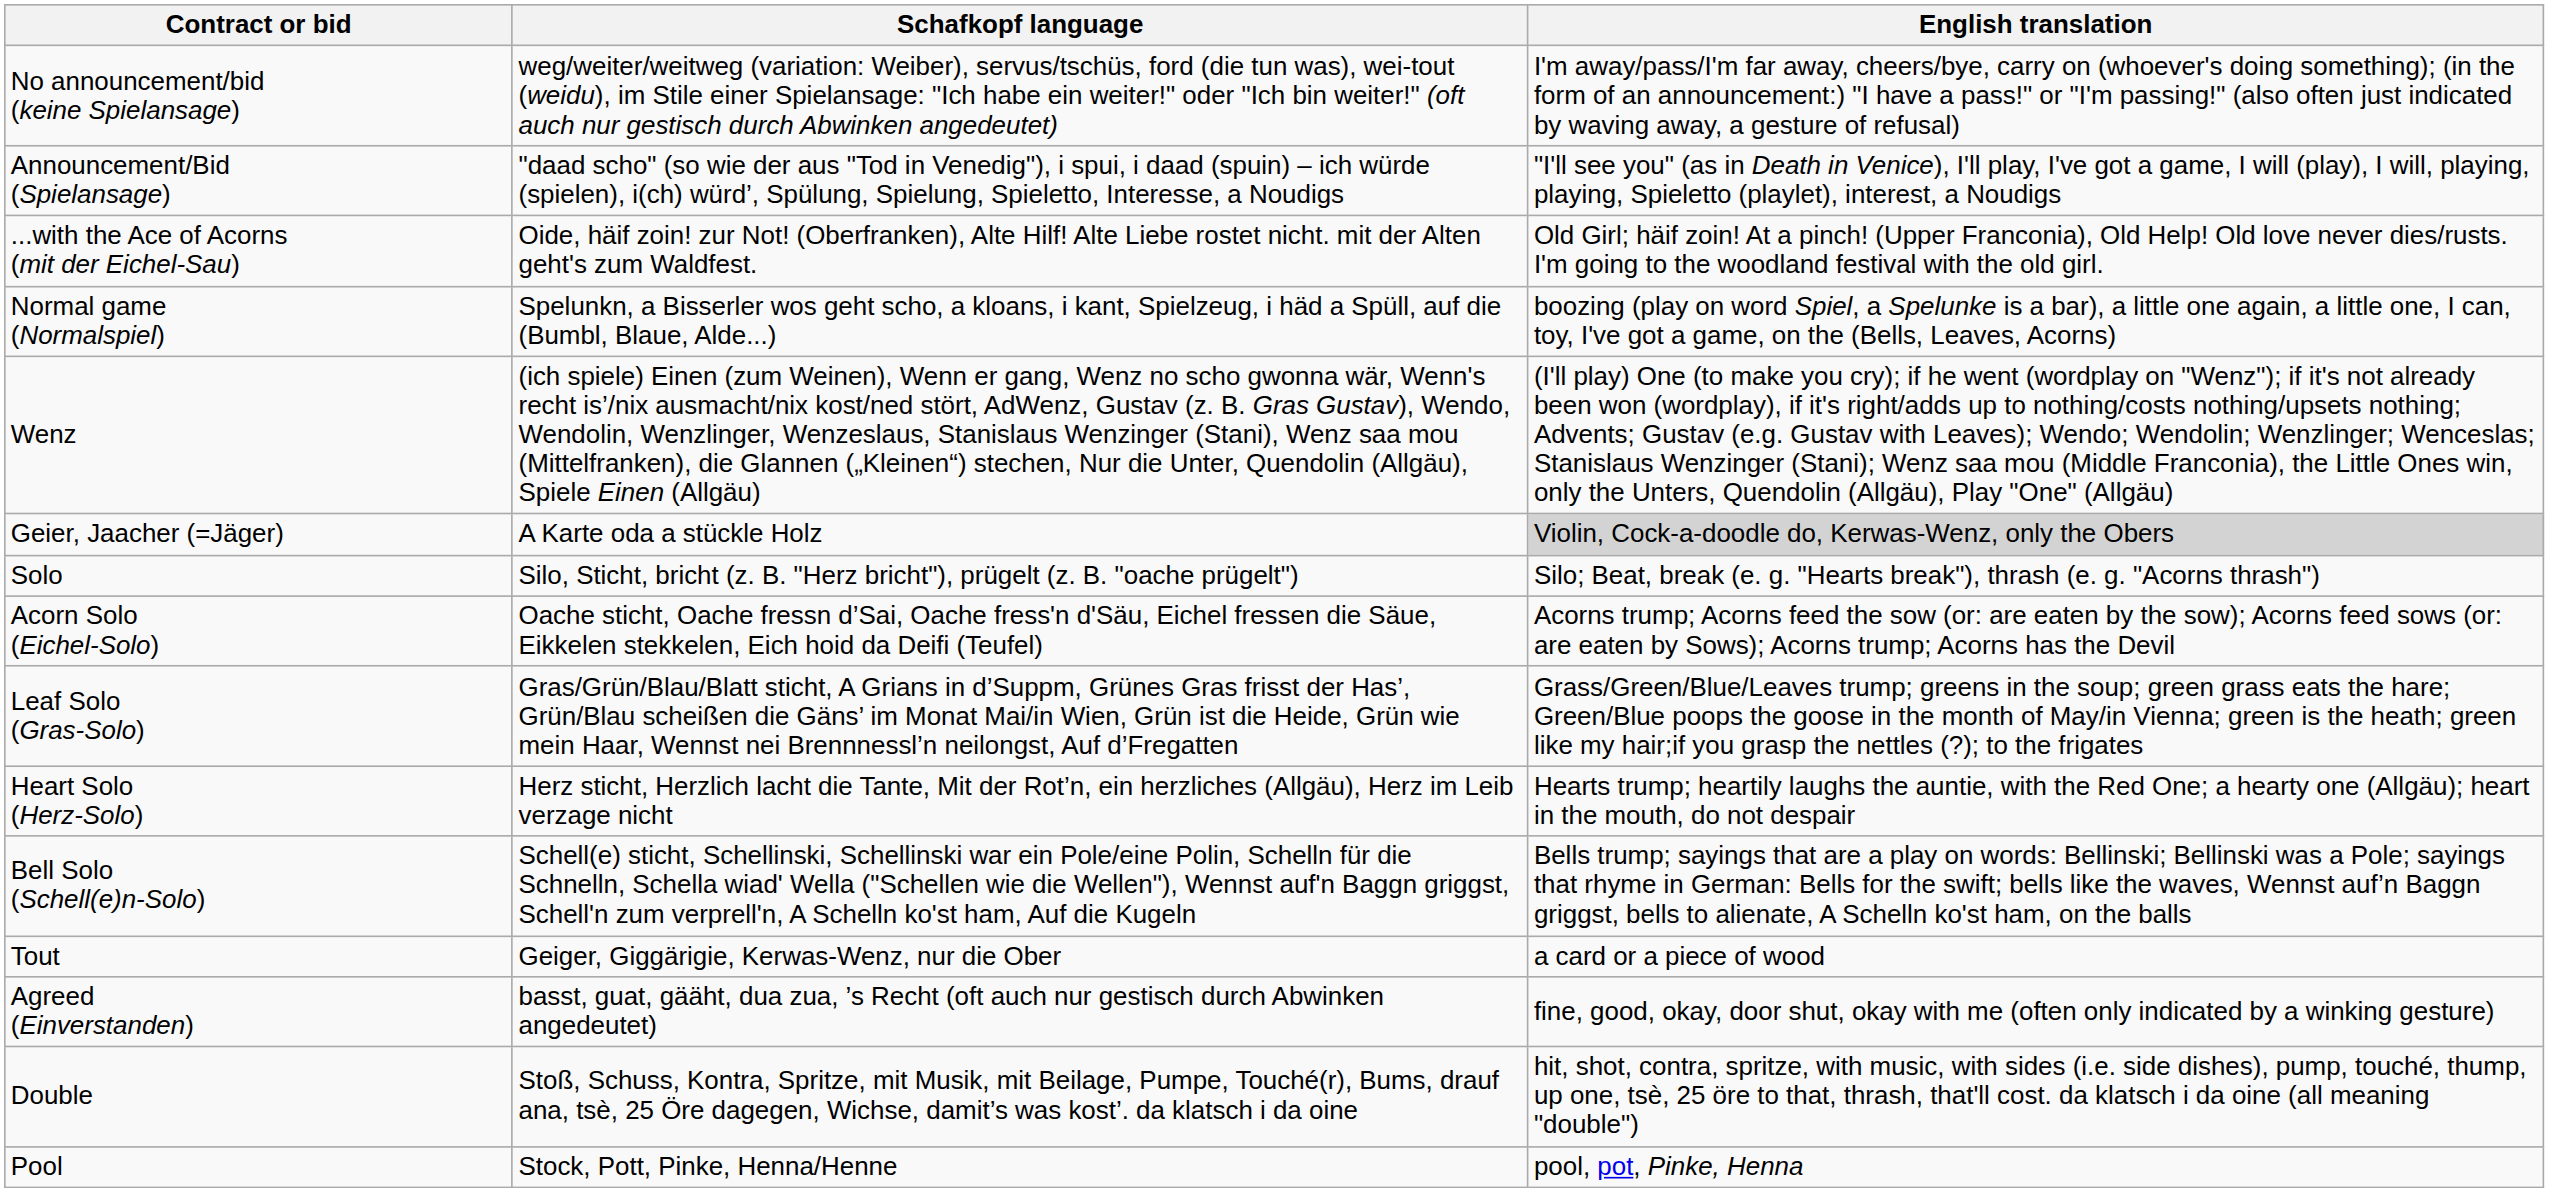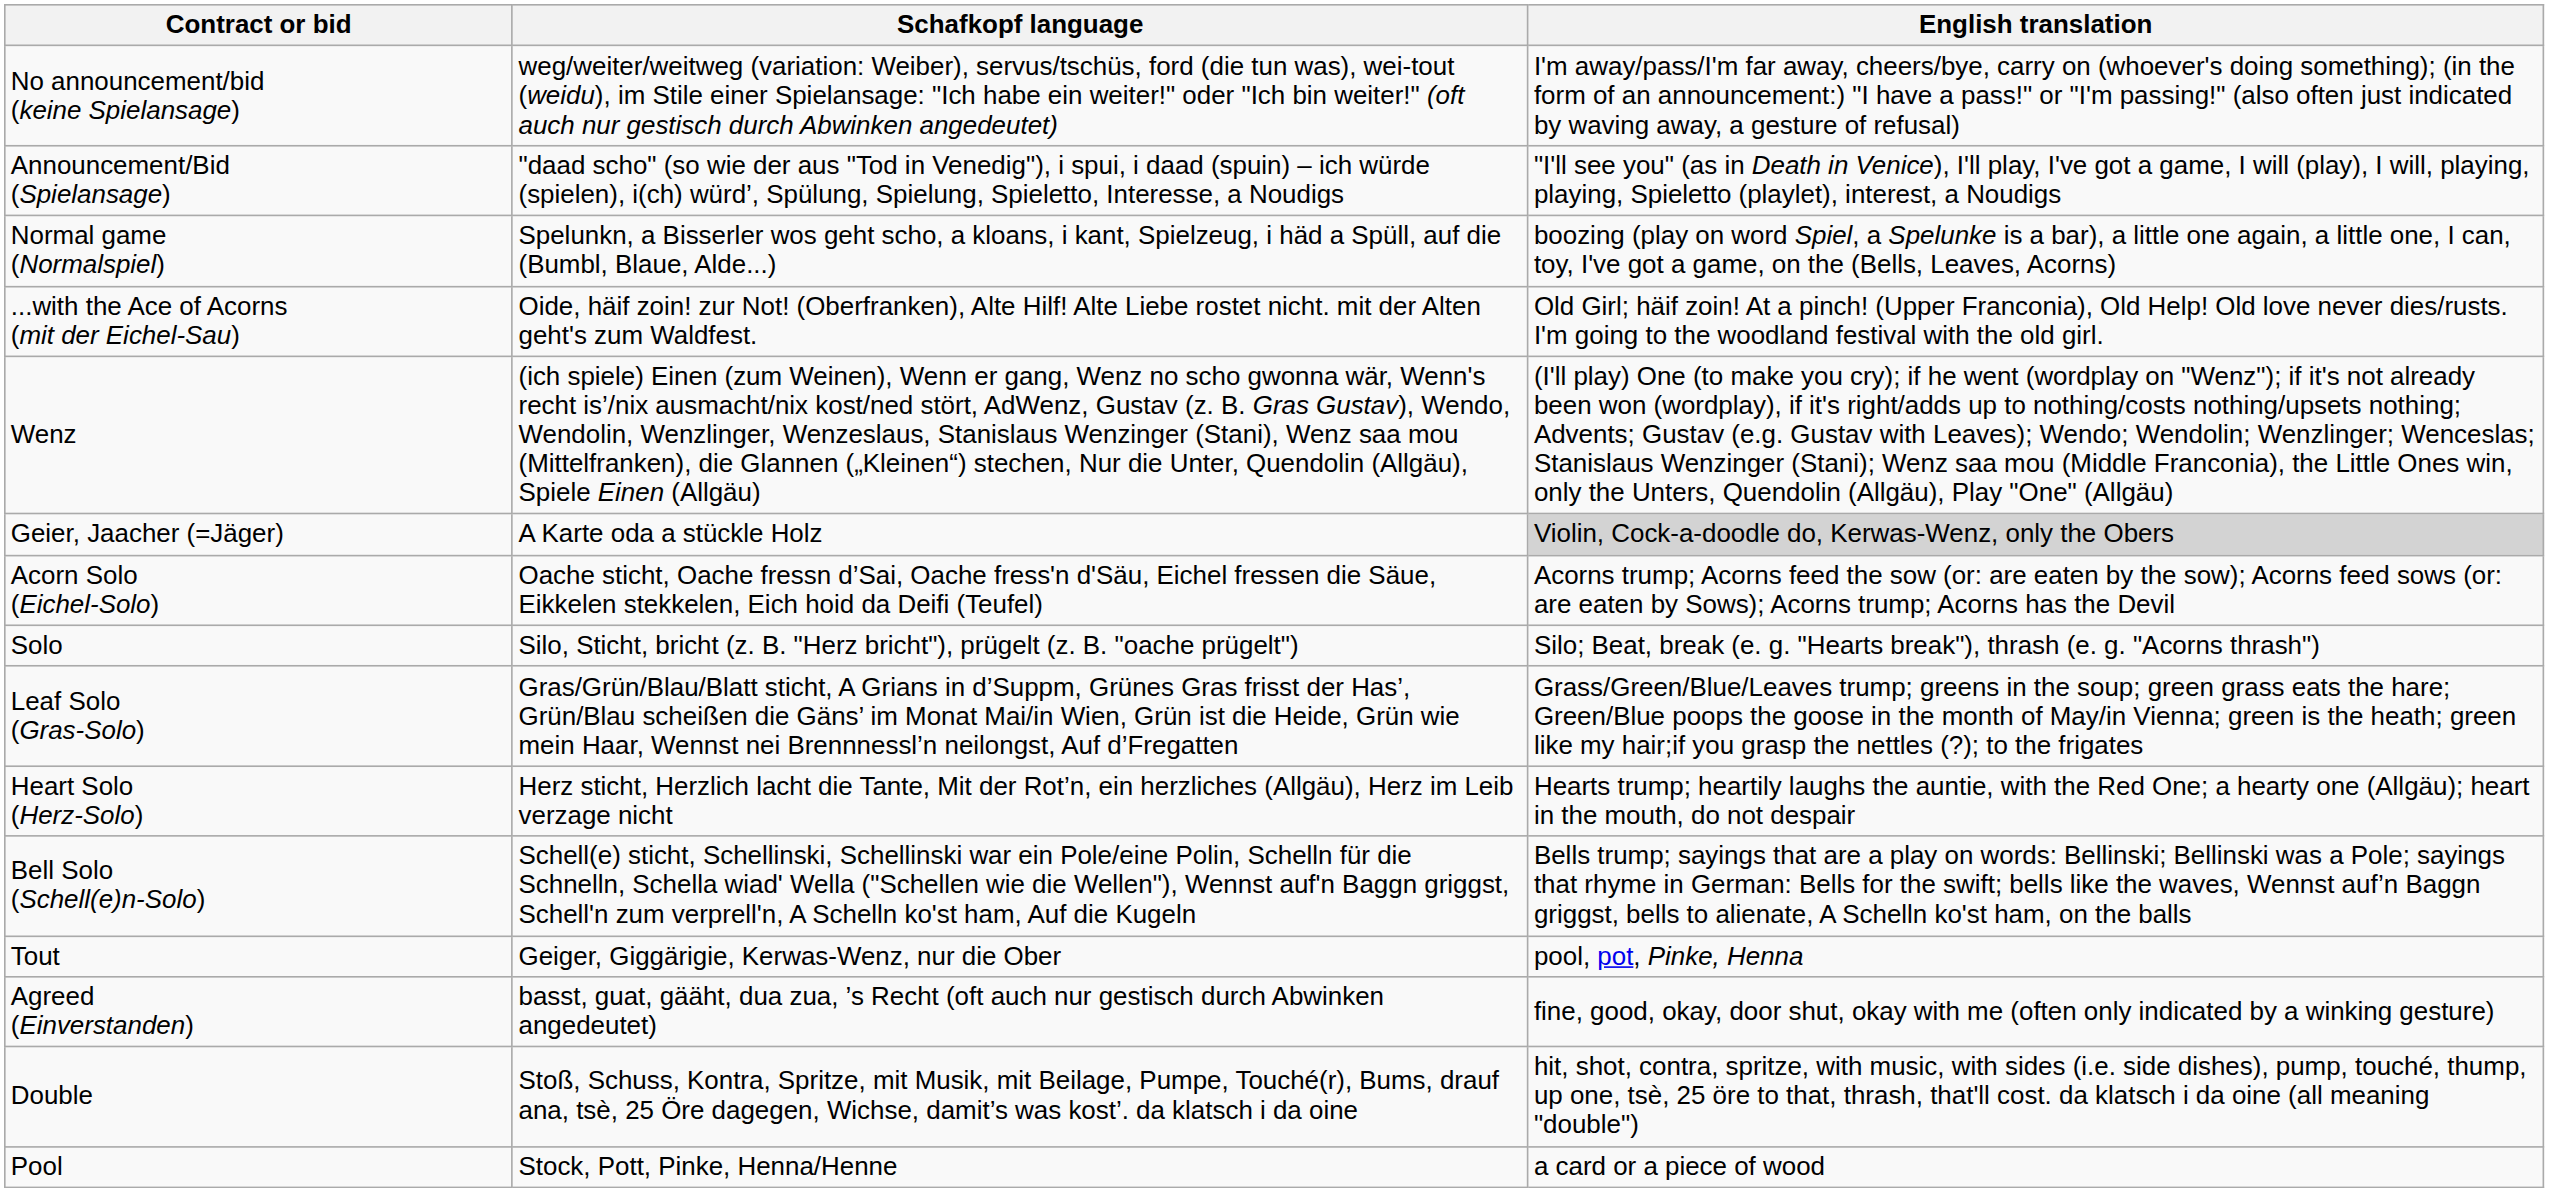rows swapped: (89, 320) <-> (149, 250)
rows swapped: (37, 575) <-> (85, 630)
(1679, 955) a card or a piece of wood -> (1669, 955) pool, pot, Pinke, Henna
(1669, 1166) pool, pot, Pinke, Henna -> (1679, 1166) a card or a piece of wood
